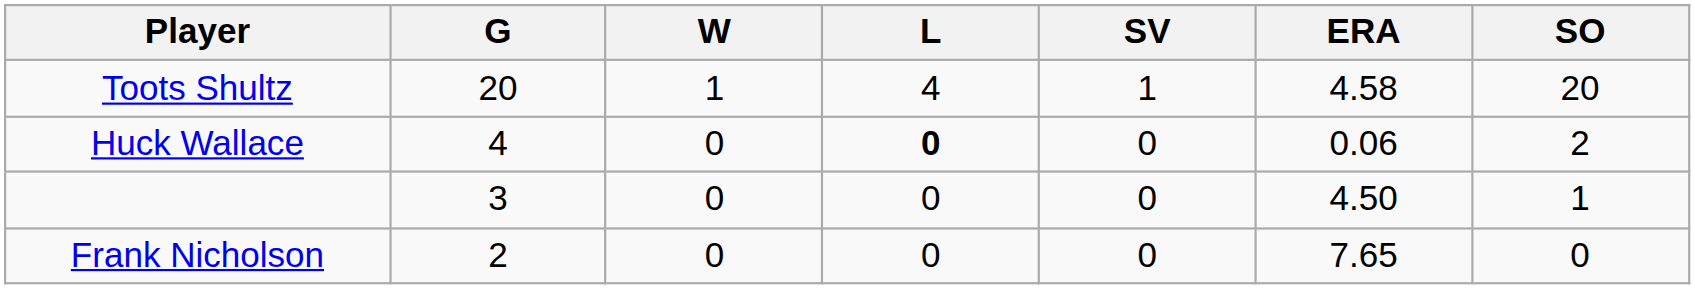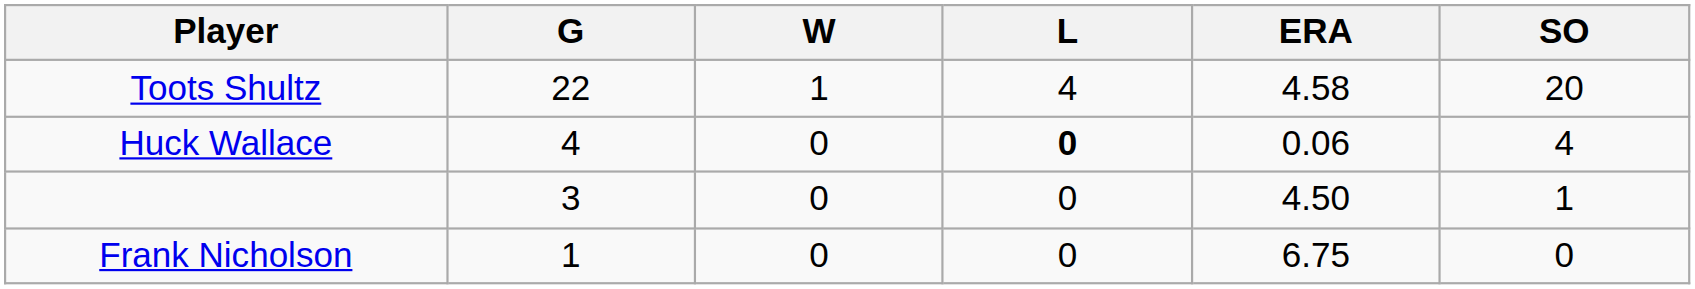- column: (1147, 32)
(498, 87) 20 -> (571, 87) 22
(1580, 143) 2 -> (1564, 143) 4
(498, 254) 2 -> (571, 254) 1
(1364, 254) 7.65 -> (1316, 254) 6.75
